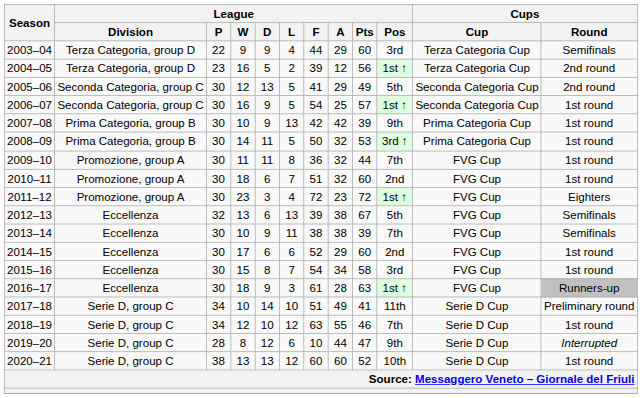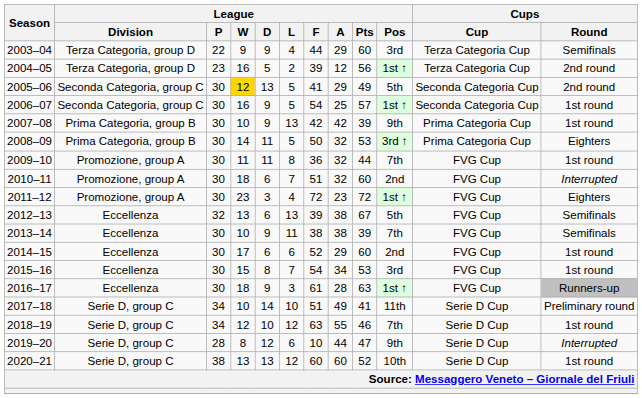(243, 87) no background -> (243, 87) gold background
(589, 142) 1st round -> (589, 142) Eighters
(589, 178) 1st round -> (589, 178) Interrupted
(365, 270) 58 -> (365, 270) 53
